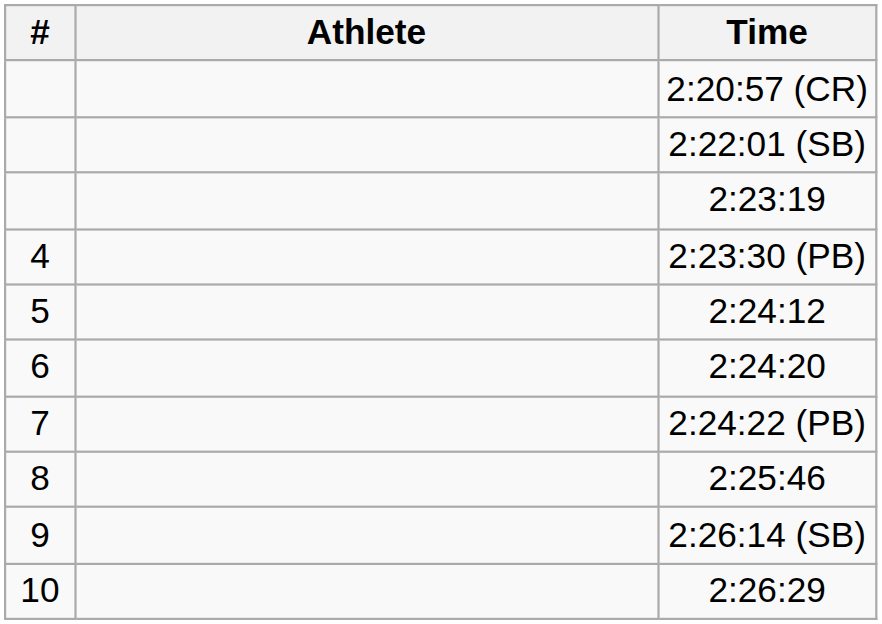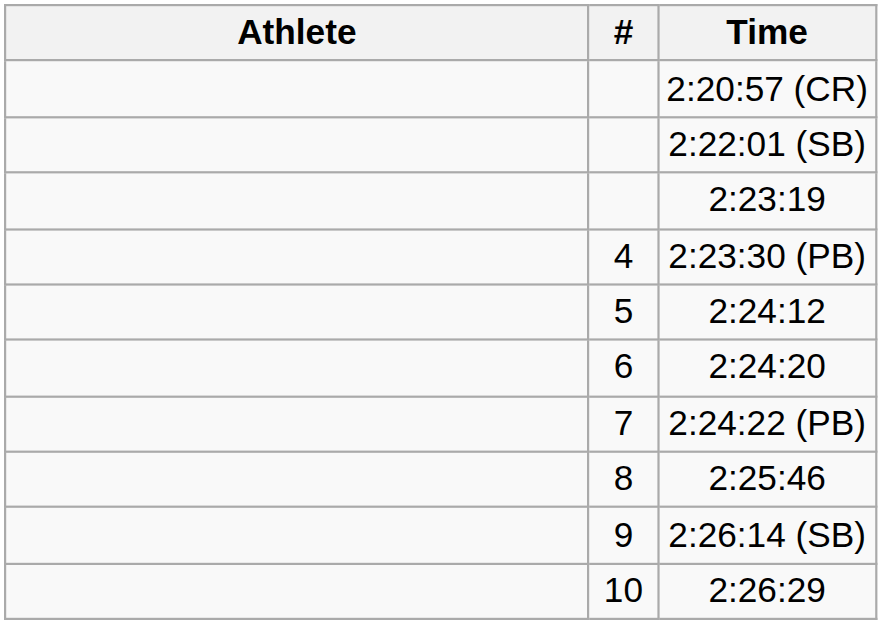columns swapped: (40, 32) <-> (367, 32)
